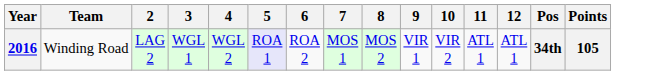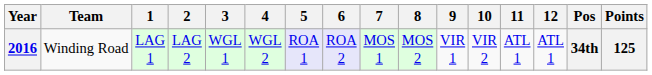+ column: (150, 16)
(305, 49) no background -> (341, 49) lavender background
(588, 49) 105 -> (624, 49) 125
